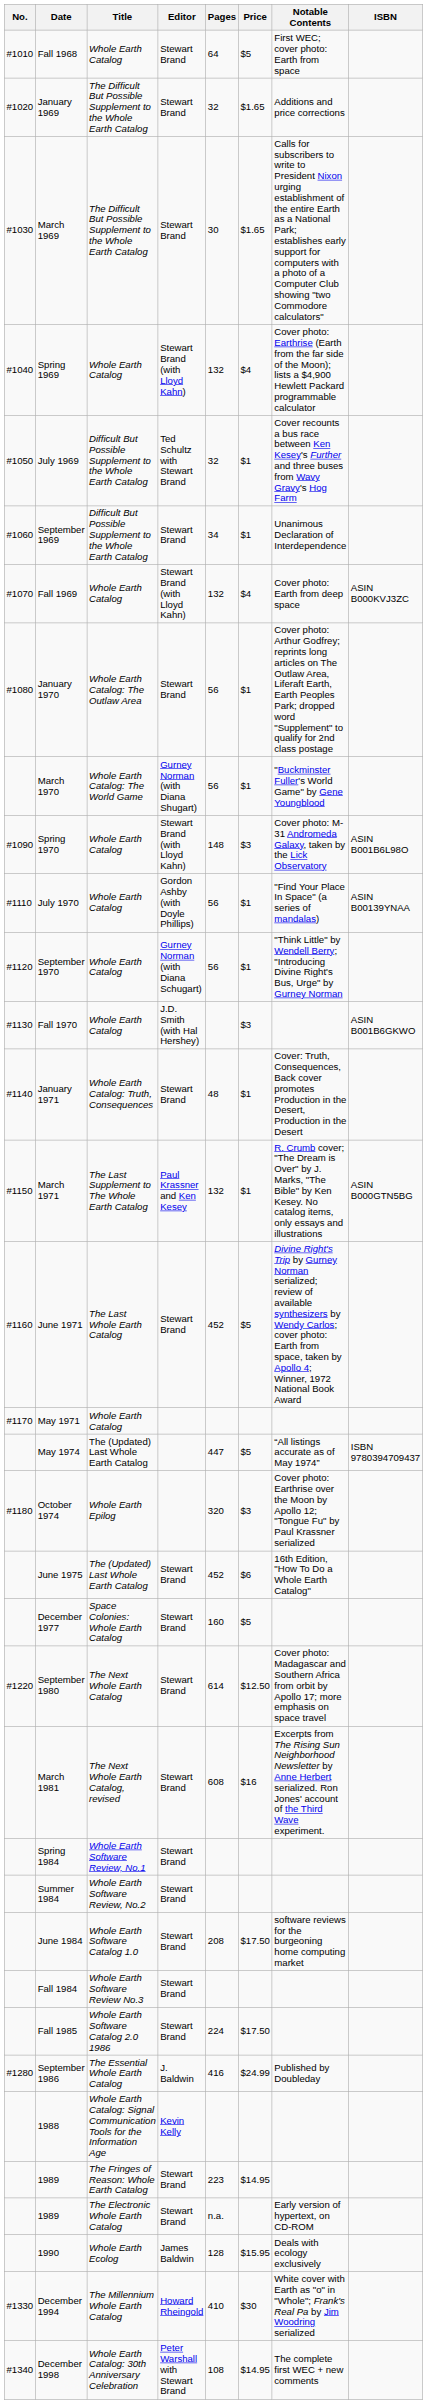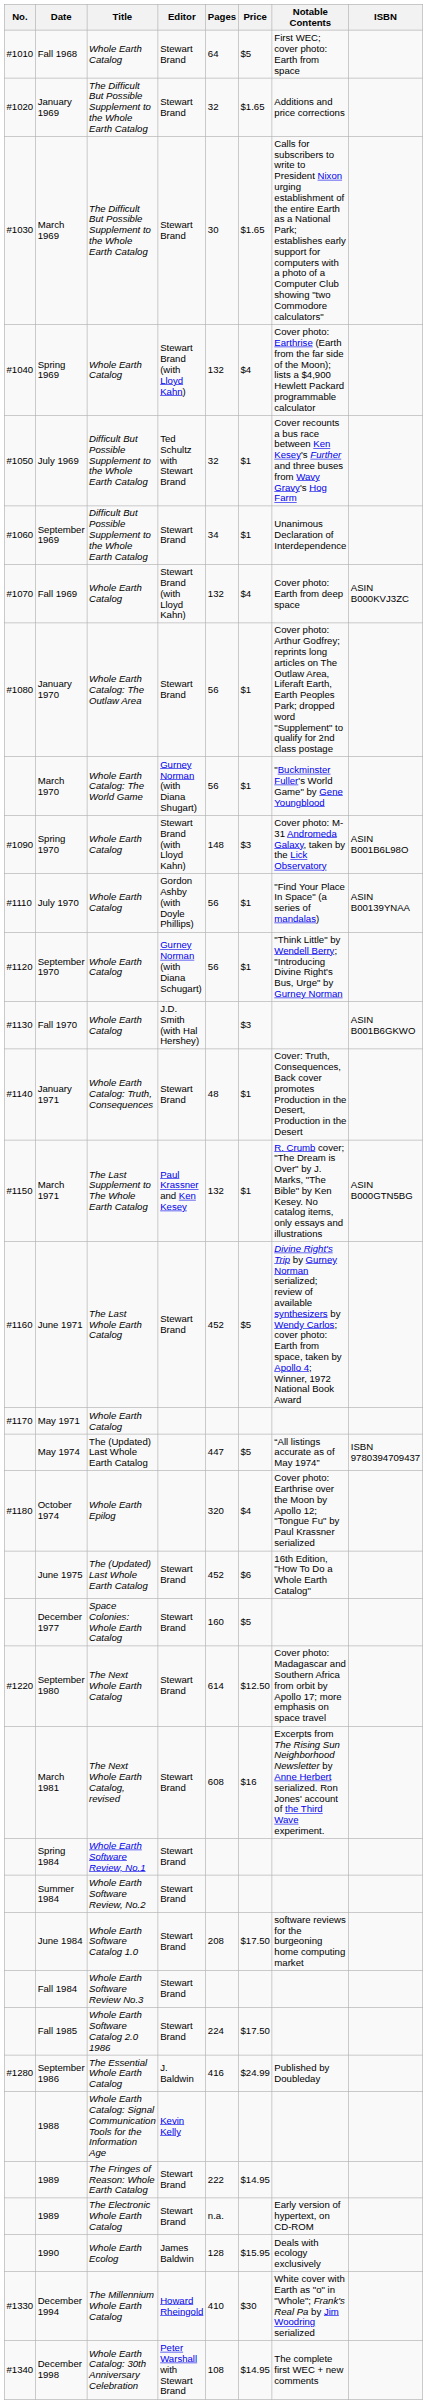(246, 1510) $3 -> (246, 1510) $4
(216, 2179) 223 -> (216, 2179) 222
